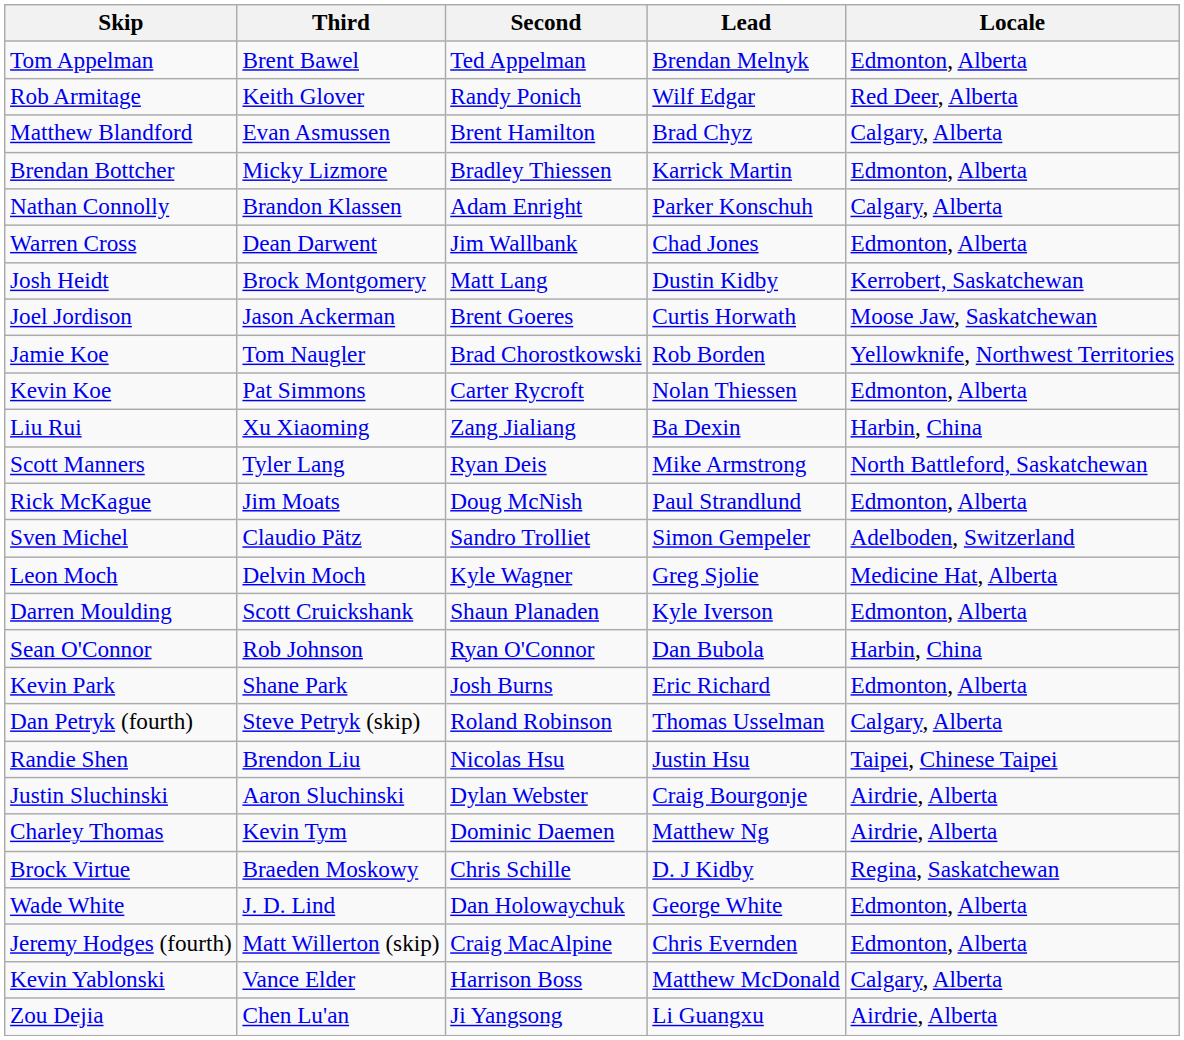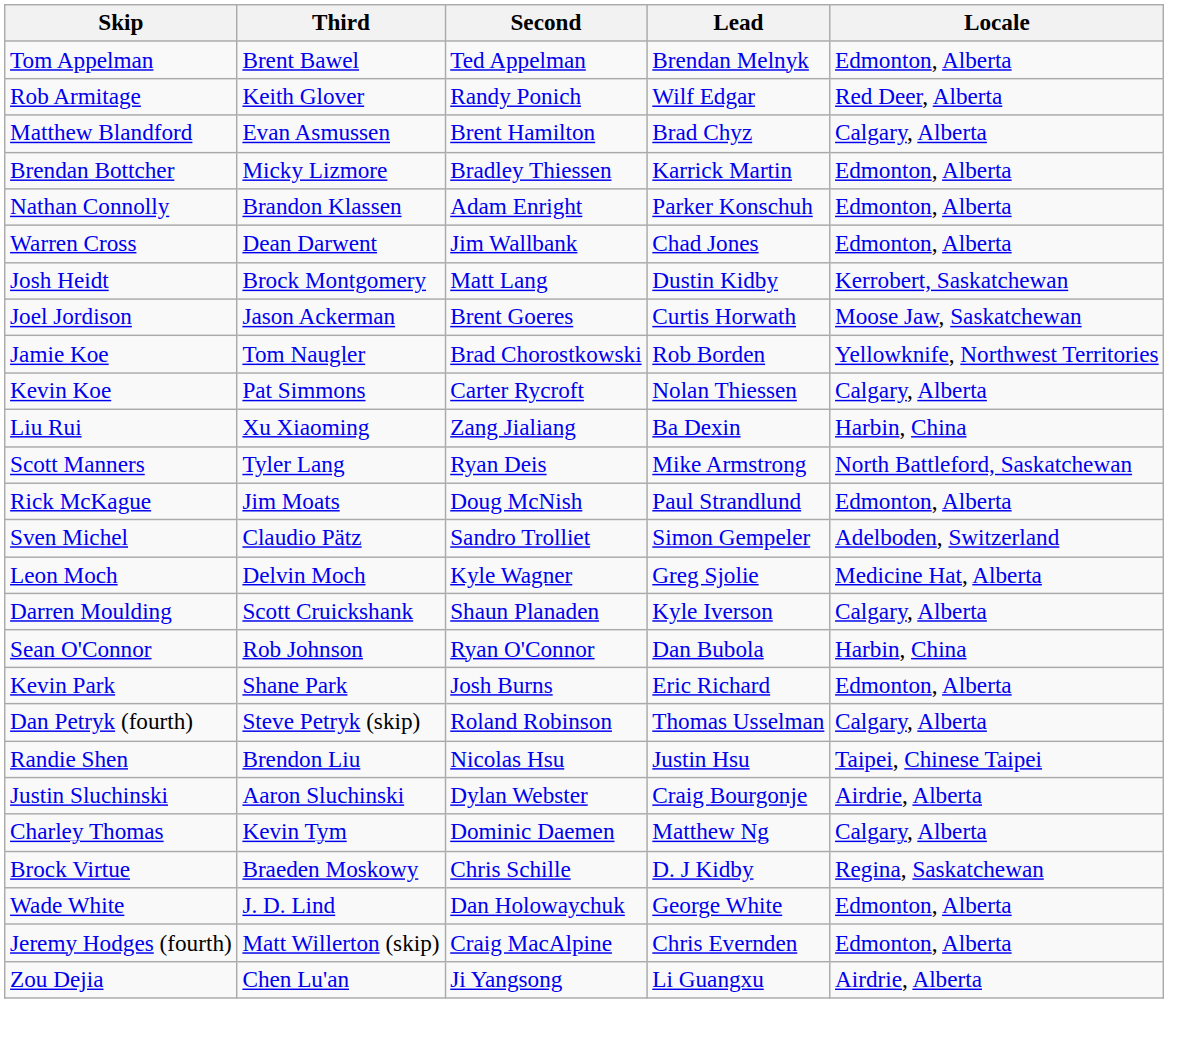(926, 206) Calgary, Alberta -> (923, 206) Edmonton, Alberta
(939, 390) Edmonton, Alberta -> (911, 390) Calgary, Alberta
(939, 611) Edmonton, Alberta -> (911, 611) Calgary, Alberta
(924, 832) Airdrie, Alberta -> (911, 832) Calgary, Alberta
- row: (87, 979)
